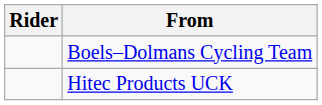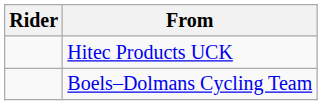rows swapped: (190, 52) <-> (150, 83)
